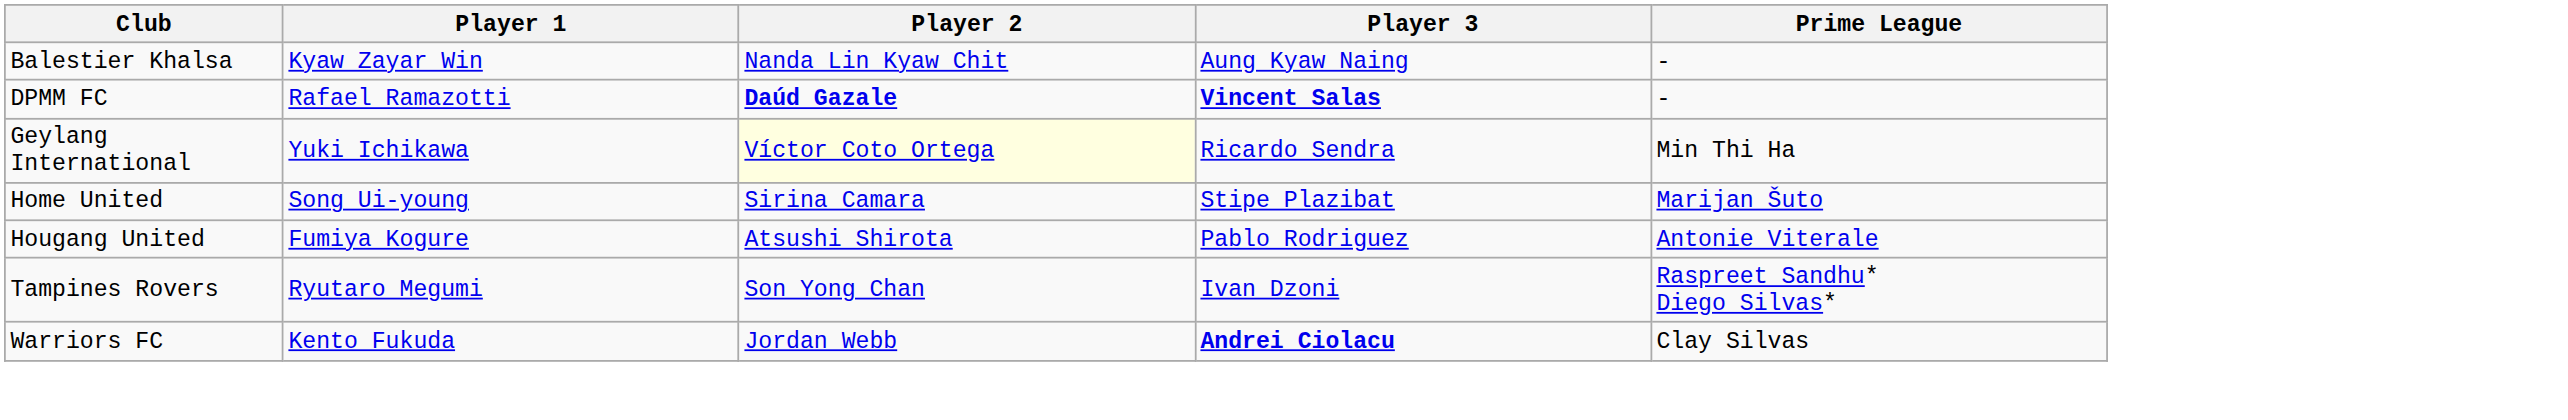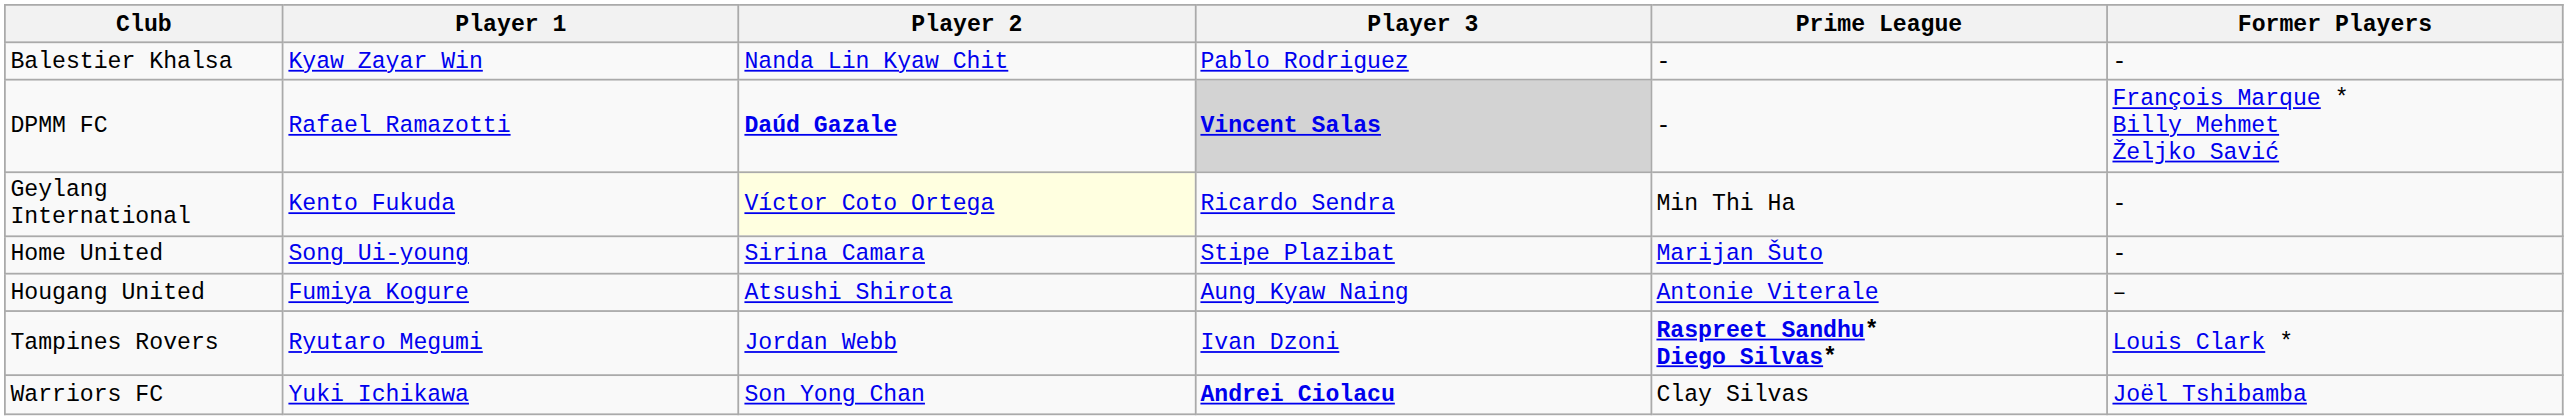+ column: (2335, 24)
(1305, 61) Aung Kyaw Naing -> (1305, 61) Pablo Rodriguez
(1291, 99) no background -> (1291, 126) lightgrey background
(379, 150) Yuki Ichikawa -> (372, 204) Kento Fukuda
(1305, 239) Pablo Rodriguez -> (1305, 292) Aung Kyaw Naing
(835, 290) Son Yong Chan -> (821, 343) Jordan Webb
(1768, 290) normal -> (1768, 343) bold
(372, 341) Kento Fukuda -> (379, 395) Yuki Ichikawa
(821, 341) Jordan Webb -> (835, 395) Son Yong Chan
